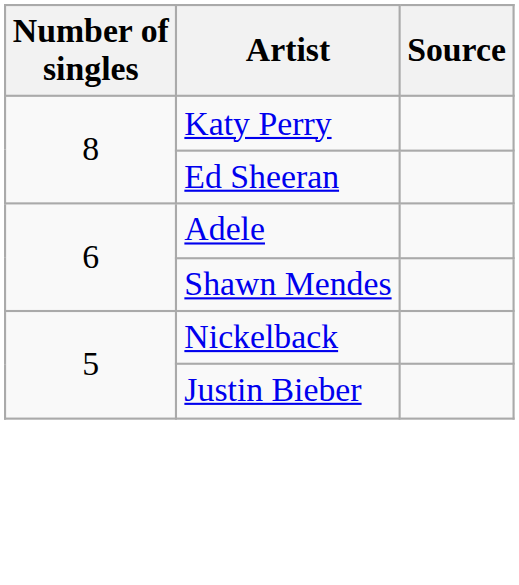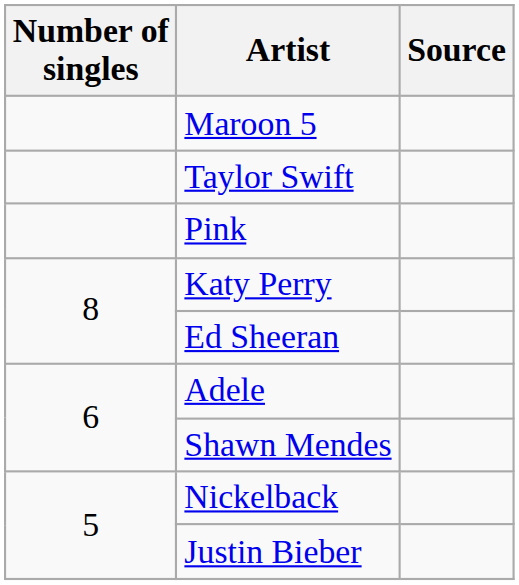+ row: (250, 122)
+ row: (269, 176)
+ row: (215, 229)
